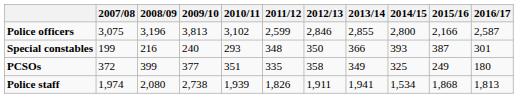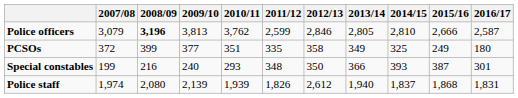(111, 31) 3,075 -> (111, 31) 3,079
(153, 31) normal -> (153, 31) bold
(237, 31) 3,102 -> (237, 31) 3,762
(361, 31) 2,855 -> (361, 31) 2,805
(403, 31) 2,800 -> (403, 31) 2,810
(445, 31) 2,166 -> (445, 31) 2,666
rows swapped: (50, 48) <-> (24, 66)
(195, 84) 2,738 -> (195, 84) 2,139
(319, 84) 1,911 -> (319, 84) 2,612
(361, 84) 1,941 -> (361, 84) 1,940
(403, 84) 1,534 -> (403, 84) 1,837
(487, 84) 1,813 -> (487, 84) 1,831
